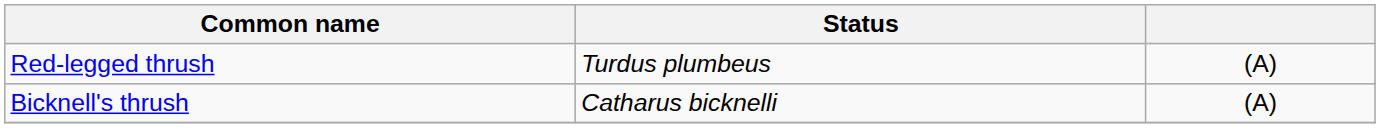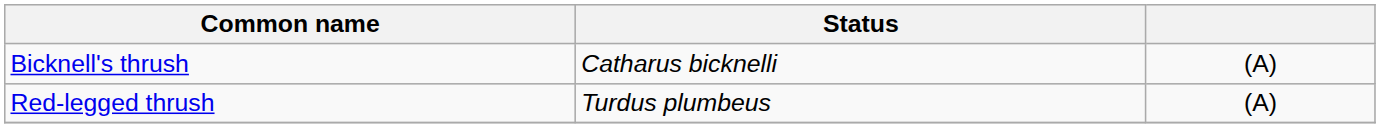rows swapped: (100, 102) <-> (113, 63)
